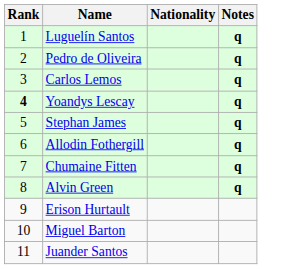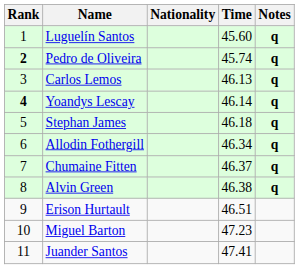+ column: (237, 15)
(23, 58) normal -> (23, 58) bold
